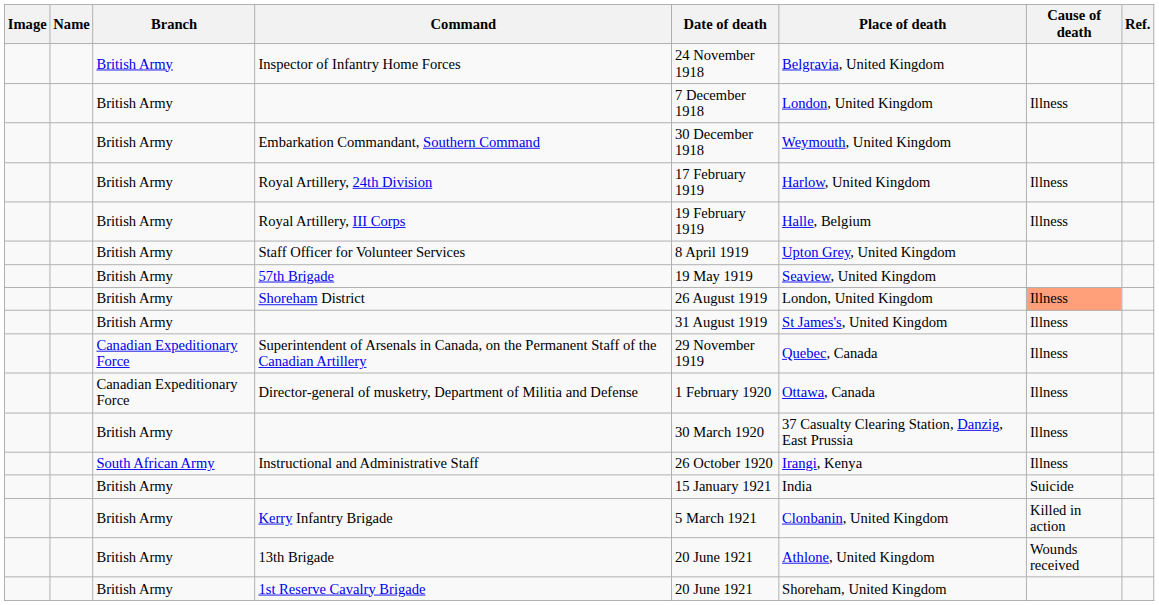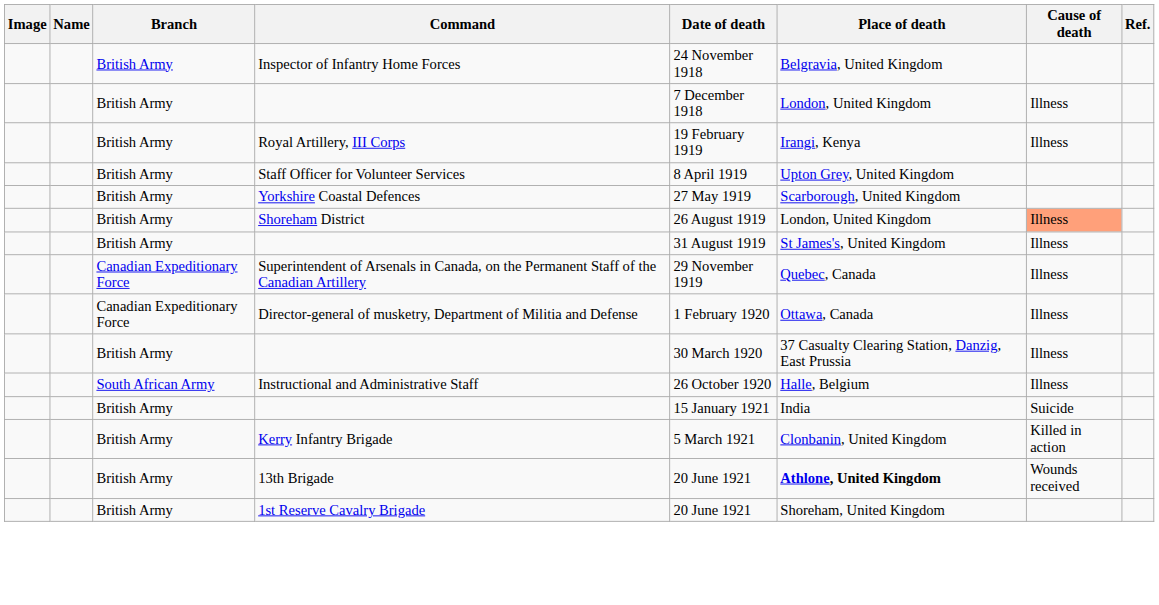- row: (135, 142)
- row: (135, 182)
(827, 221) Halle, Belgium -> (820, 142) Irangi, Kenya
- row: (135, 275)
+ row: (135, 197)
(822, 463) Irangi, Kenya -> (825, 384) Halle, Belgium
(858, 557) normal -> (861, 478) bold
